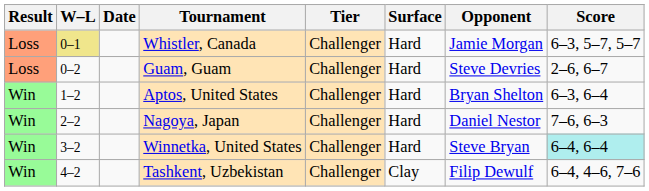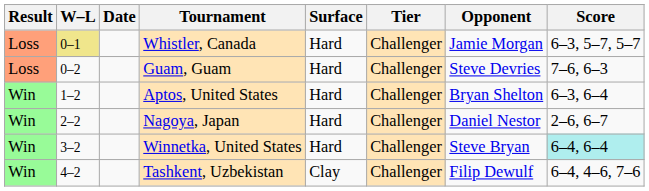columns swapped: (345, 17) <-> (415, 17)
(579, 69) 2–6, 6–7 -> (579, 69) 7–6, 6–3
(579, 120) 7–6, 6–3 -> (579, 120) 2–6, 6–7
